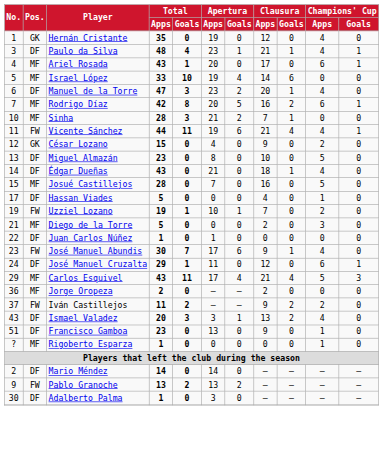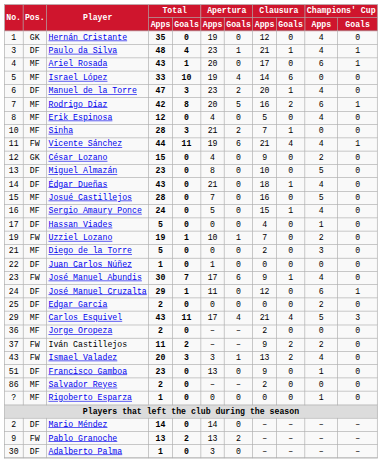+ row: (80, 118)
+ row: (95, 211)
+ row: (78, 305)
(35, 318) DF -> (35, 358) FW
+ row: (83, 385)
